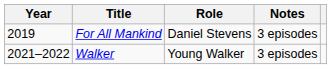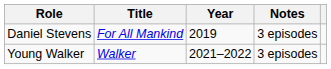columns swapped: (39, 14) <-> (209, 14)
